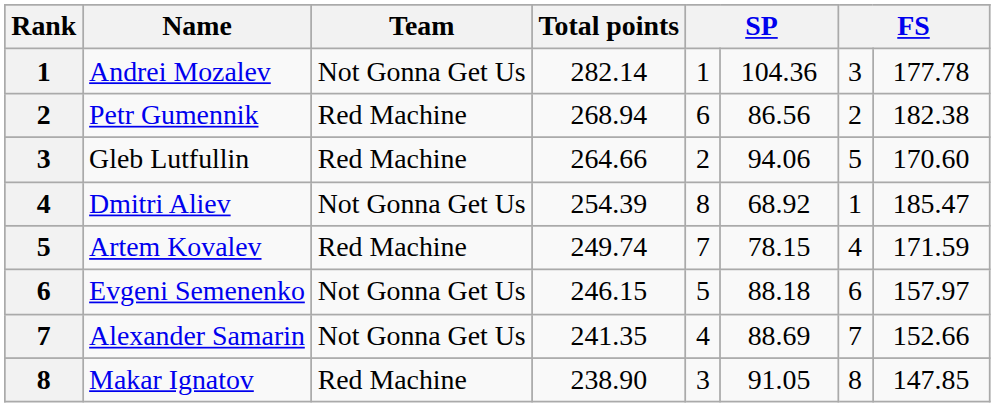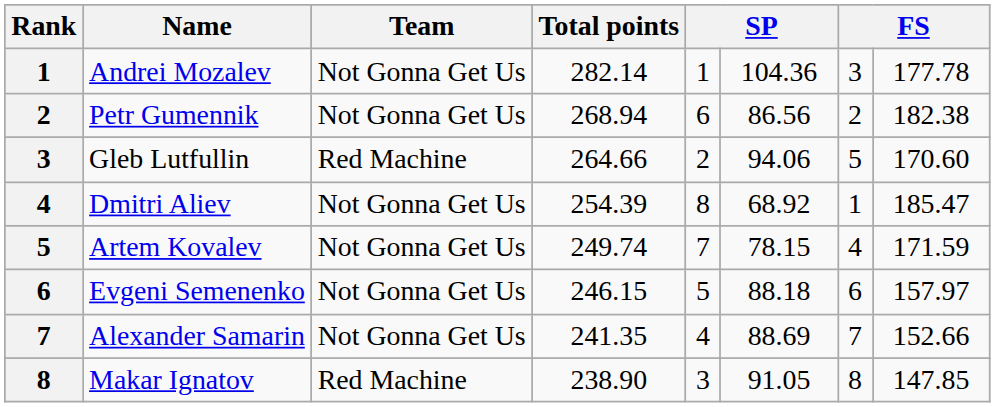(392, 114) Red Machine -> (422, 114) Not Gonna Get Us
(392, 247) Red Machine -> (422, 247) Not Gonna Get Us
